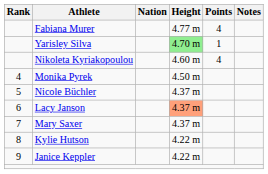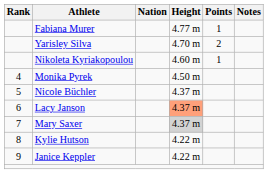(219, 28) 4 -> (219, 28) 1
(186, 44) lightgreen background -> (186, 44) no background
(219, 44) 1 -> (219, 44) 2
(219, 60) 4 -> (219, 60) 1
(186, 124) no background -> (186, 124) lightgrey background
